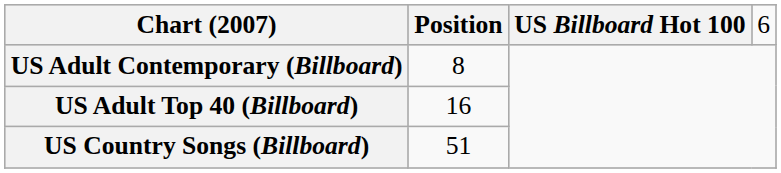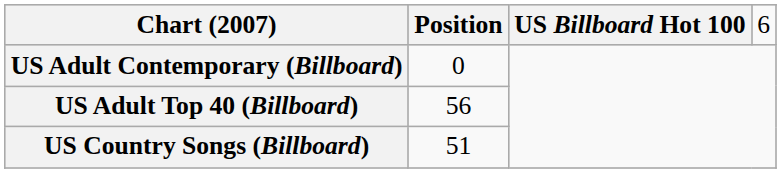(458, 65) 8 -> (458, 65) 0
(458, 106) 16 -> (458, 106) 56
